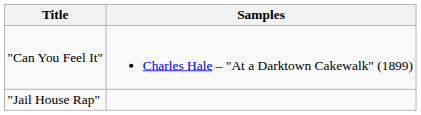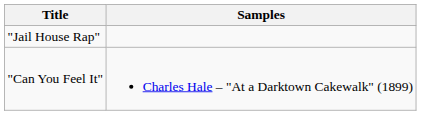rows swapped: (54, 99) <-> (55, 57)
